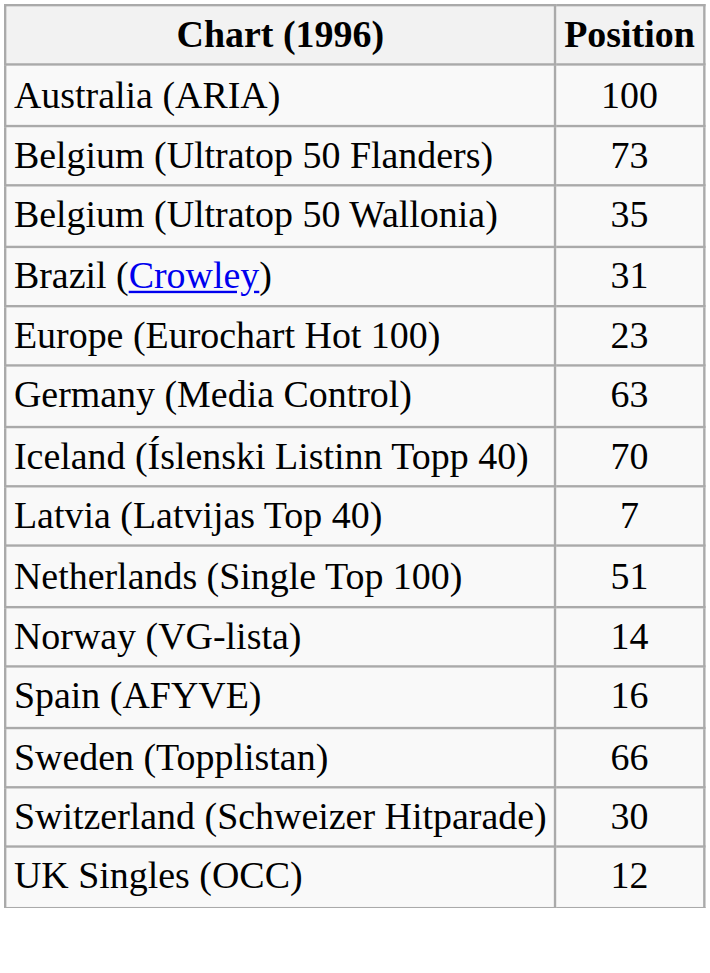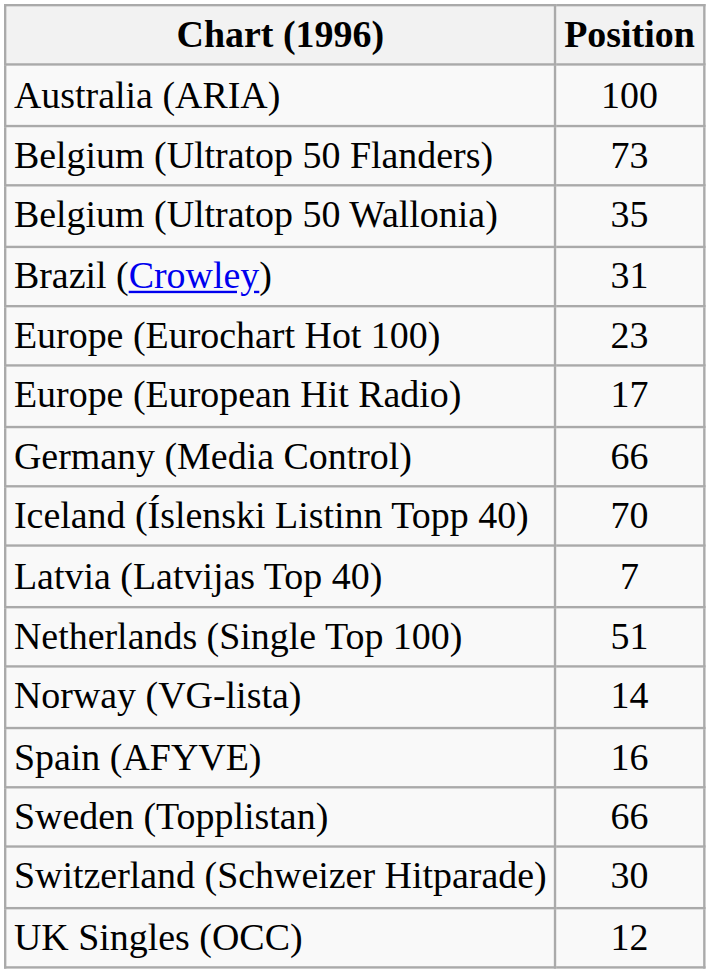+ row: (238, 395)
(629, 395) 63 -> (629, 455) 66
